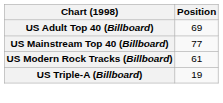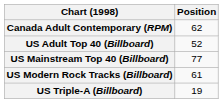+ row: (90, 28)
(197, 28) 69 -> (197, 43) 52
